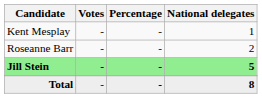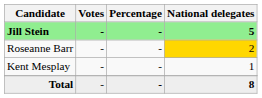rows swapped: (28, 66) <-> (39, 31)
(252, 48) no background -> (252, 48) gold background
